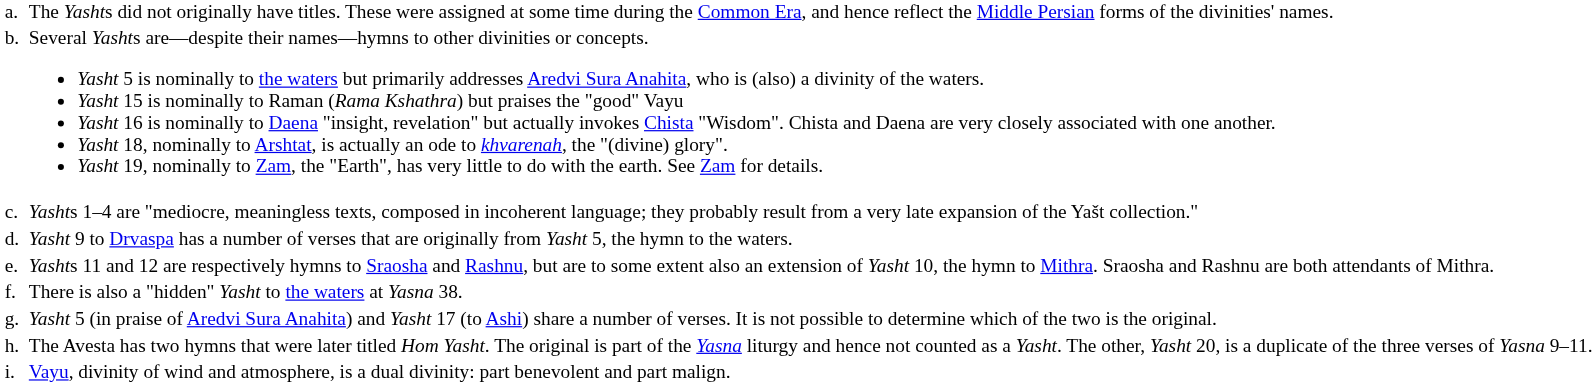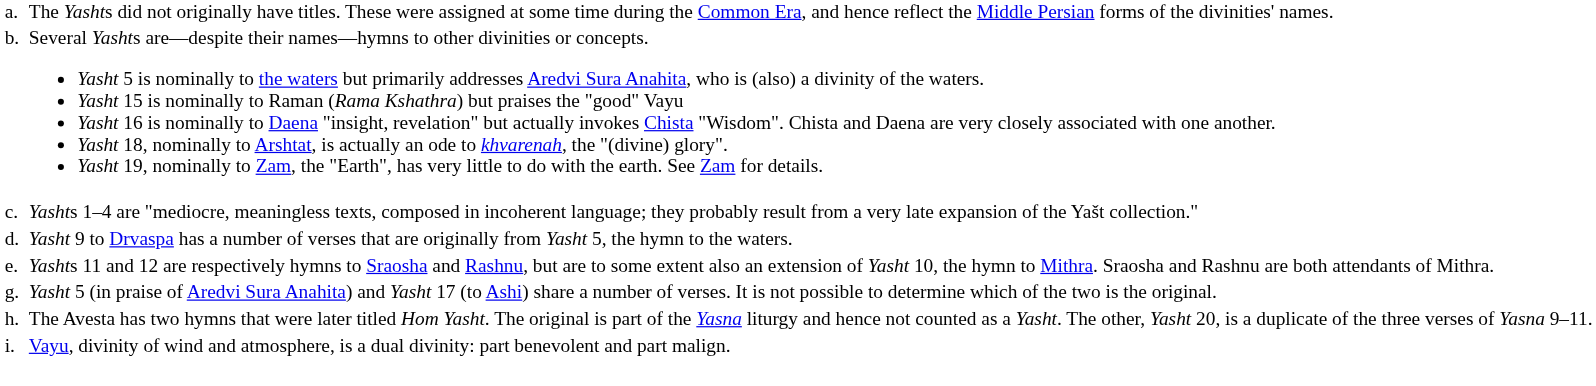- row: (246, 292)
